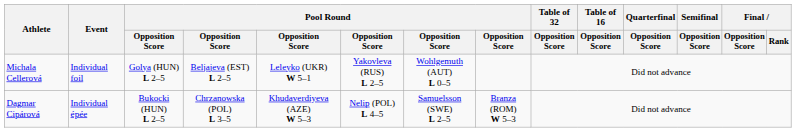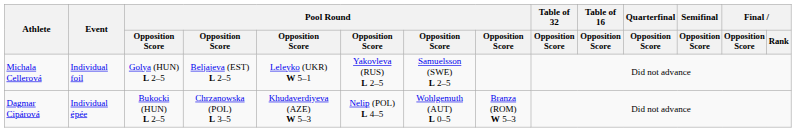(440, 72) Wohlgemuth (AUT) L 0–5 -> (440, 72) Samuelsson (SWE) L 2–5
(440, 109) Samuelsson (SWE) L 2–5 -> (440, 109) Wohlgemuth (AUT) L 0–5
